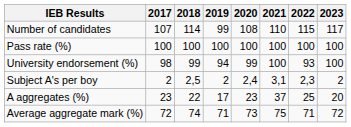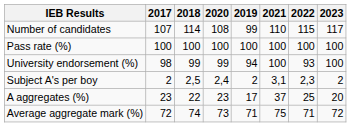columns swapped: (217, 13) <-> (246, 13)
